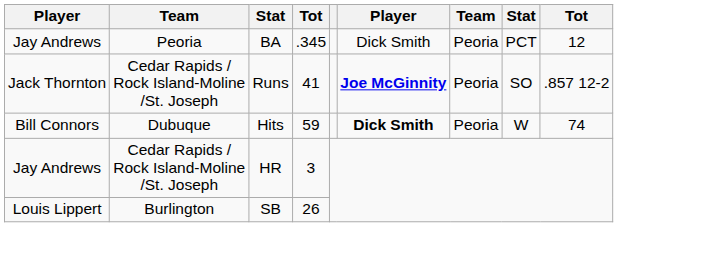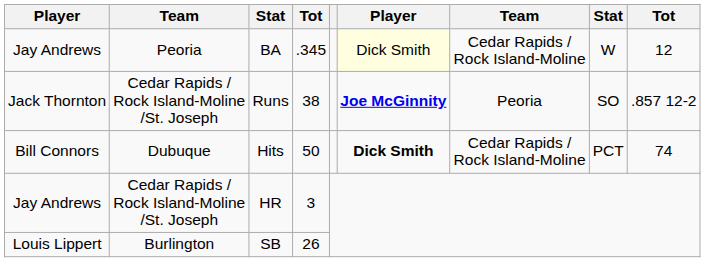(393, 41) no background -> (393, 50) lightyellow background
(476, 41) Peoria -> (520, 50) Cedar Rapids / Rock Island-Moline
(521, 41) PCT -> (608, 50) W
(311, 83) 41 -> (311, 100) 38
(311, 125) 59 -> (311, 151) 50
(476, 125) Peoria -> (520, 151) Cedar Rapids / Rock Island-Moline
(521, 125) W -> (608, 151) PCT
